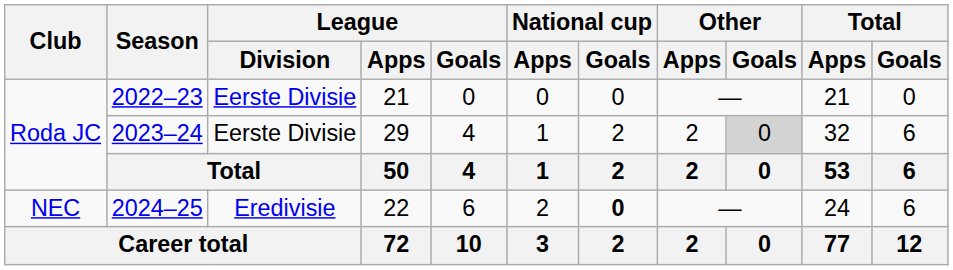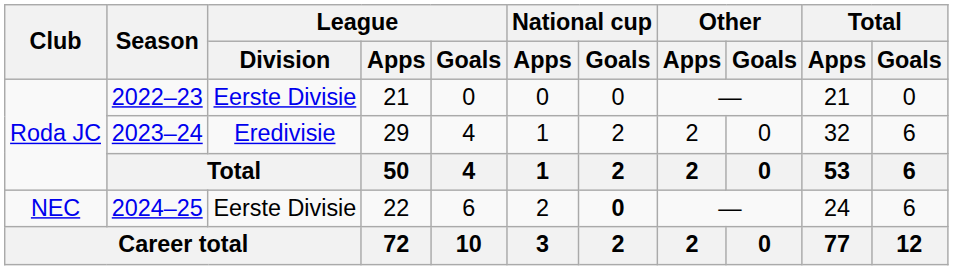(285, 134) Eerste Divisie -> (285, 134) Eredivisie
(765, 134) lightgrey background -> (765, 134) no background
(285, 208) Eredivisie -> (285, 208) Eerste Divisie
